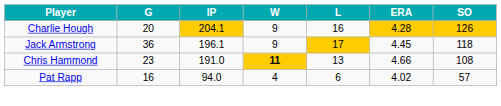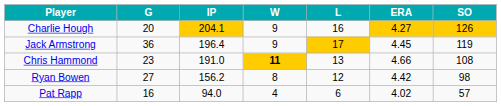(401, 28) 4.28 -> (401, 28) 4.27
(212, 45) 196.1 -> (212, 45) 196.4
(465, 45) 118 -> (465, 45) 119
+ row: (61, 77)
